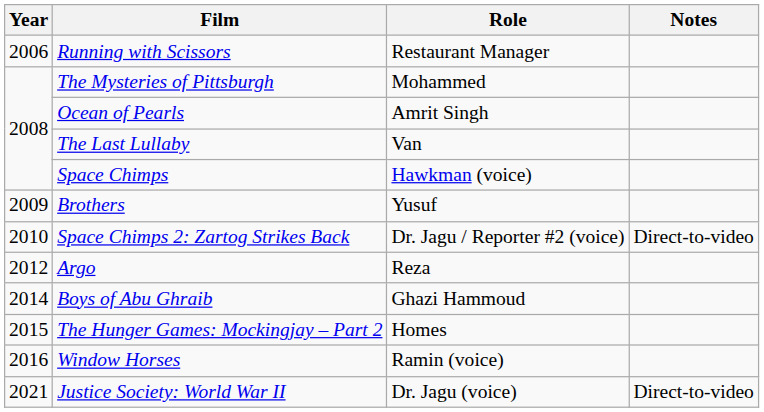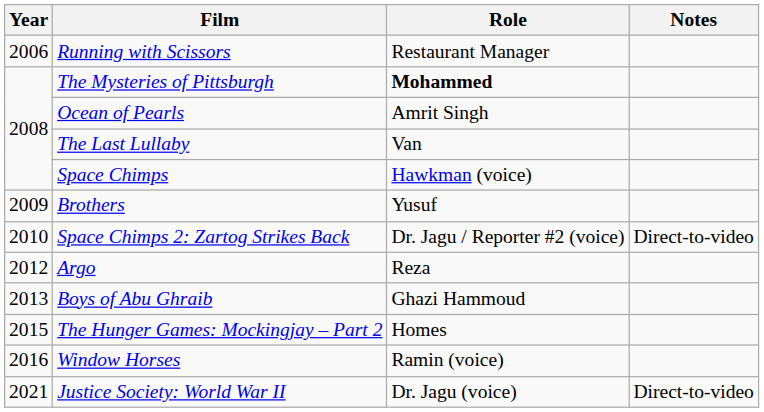(439, 81) normal -> (442, 81) bold
(29, 298) 2014 -> (29, 298) 2013
